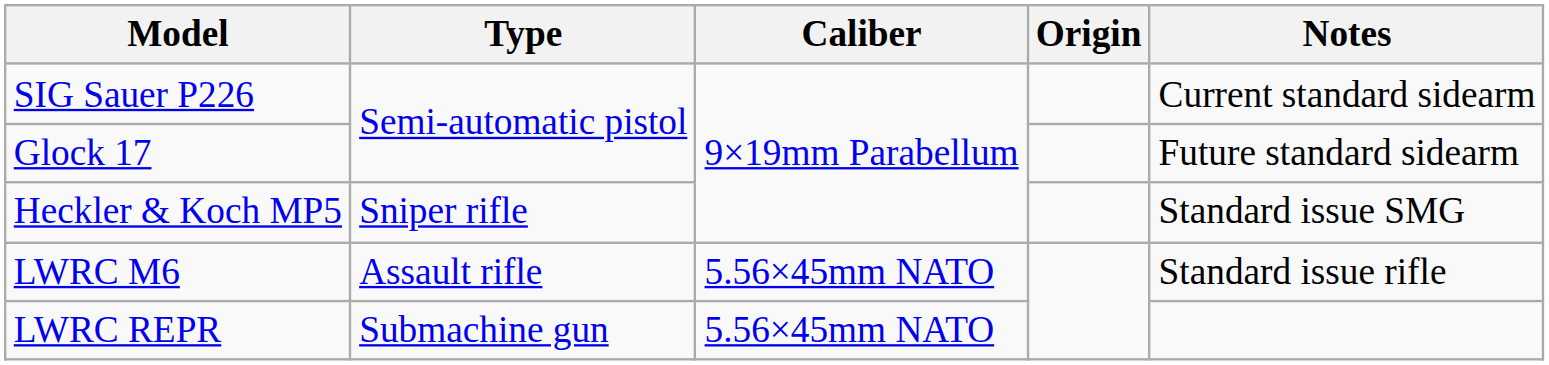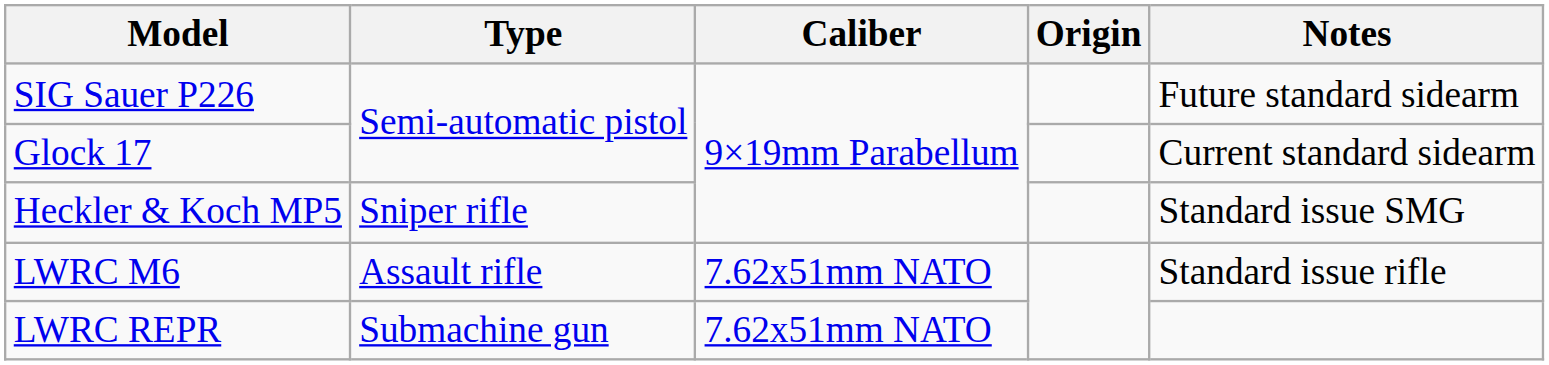(1347, 93) Current standard sidearm -> (1339, 93) Future standard sidearm
(1339, 152) Future standard sidearm -> (1347, 152) Current standard sidearm
(849, 270) 5.56×45mm NATO -> (848, 270) 7.62x51mm NATO
(849, 329) 5.56×45mm NATO -> (848, 329) 7.62x51mm NATO
